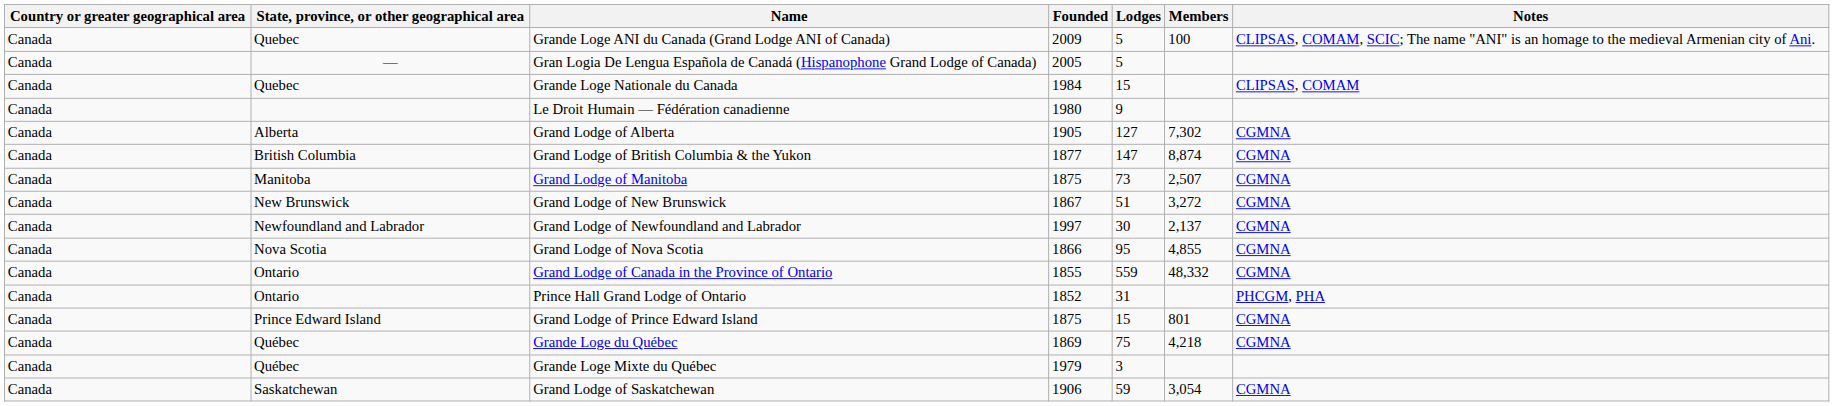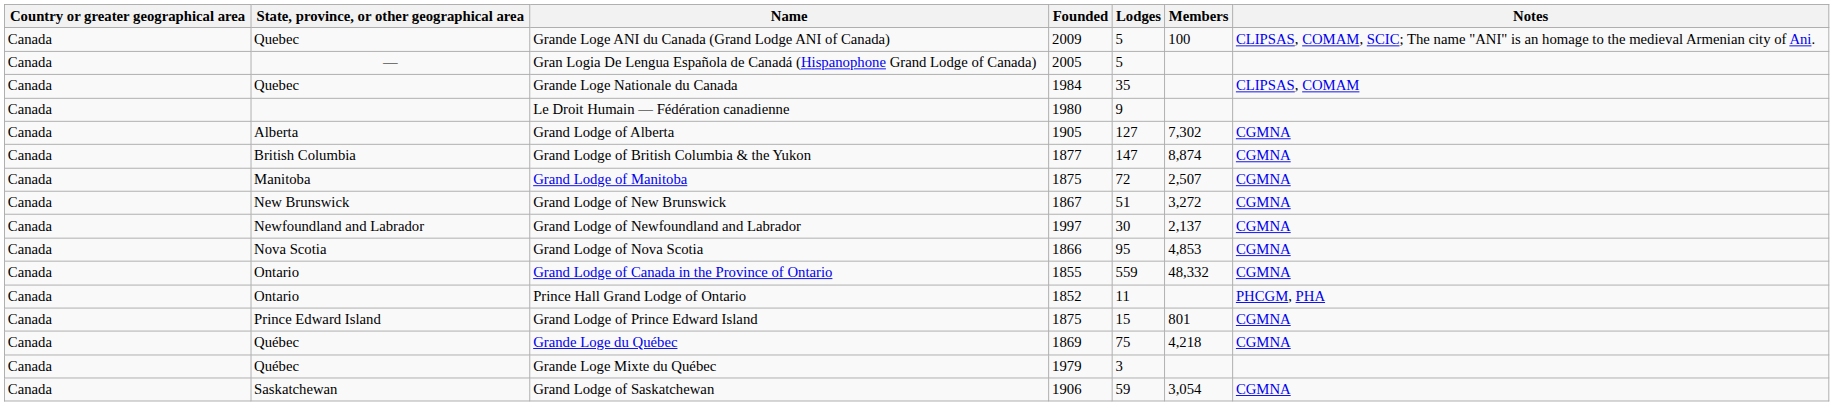(1123, 86) 15 -> (1123, 86) 35
(1123, 179) 73 -> (1123, 179) 72
(1185, 249) 4,855 -> (1185, 249) 4,853
(1123, 296) 31 -> (1123, 296) 11
